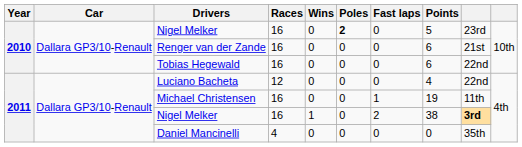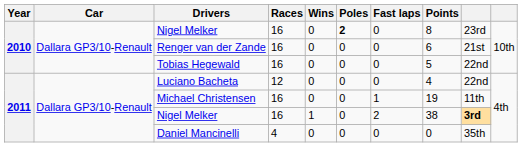(429, 30) 5 -> (429, 30) 8
(429, 64) 6 -> (429, 64) 5
